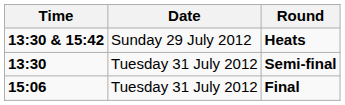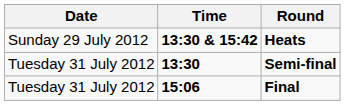columns swapped: (184, 16) <-> (56, 16)
